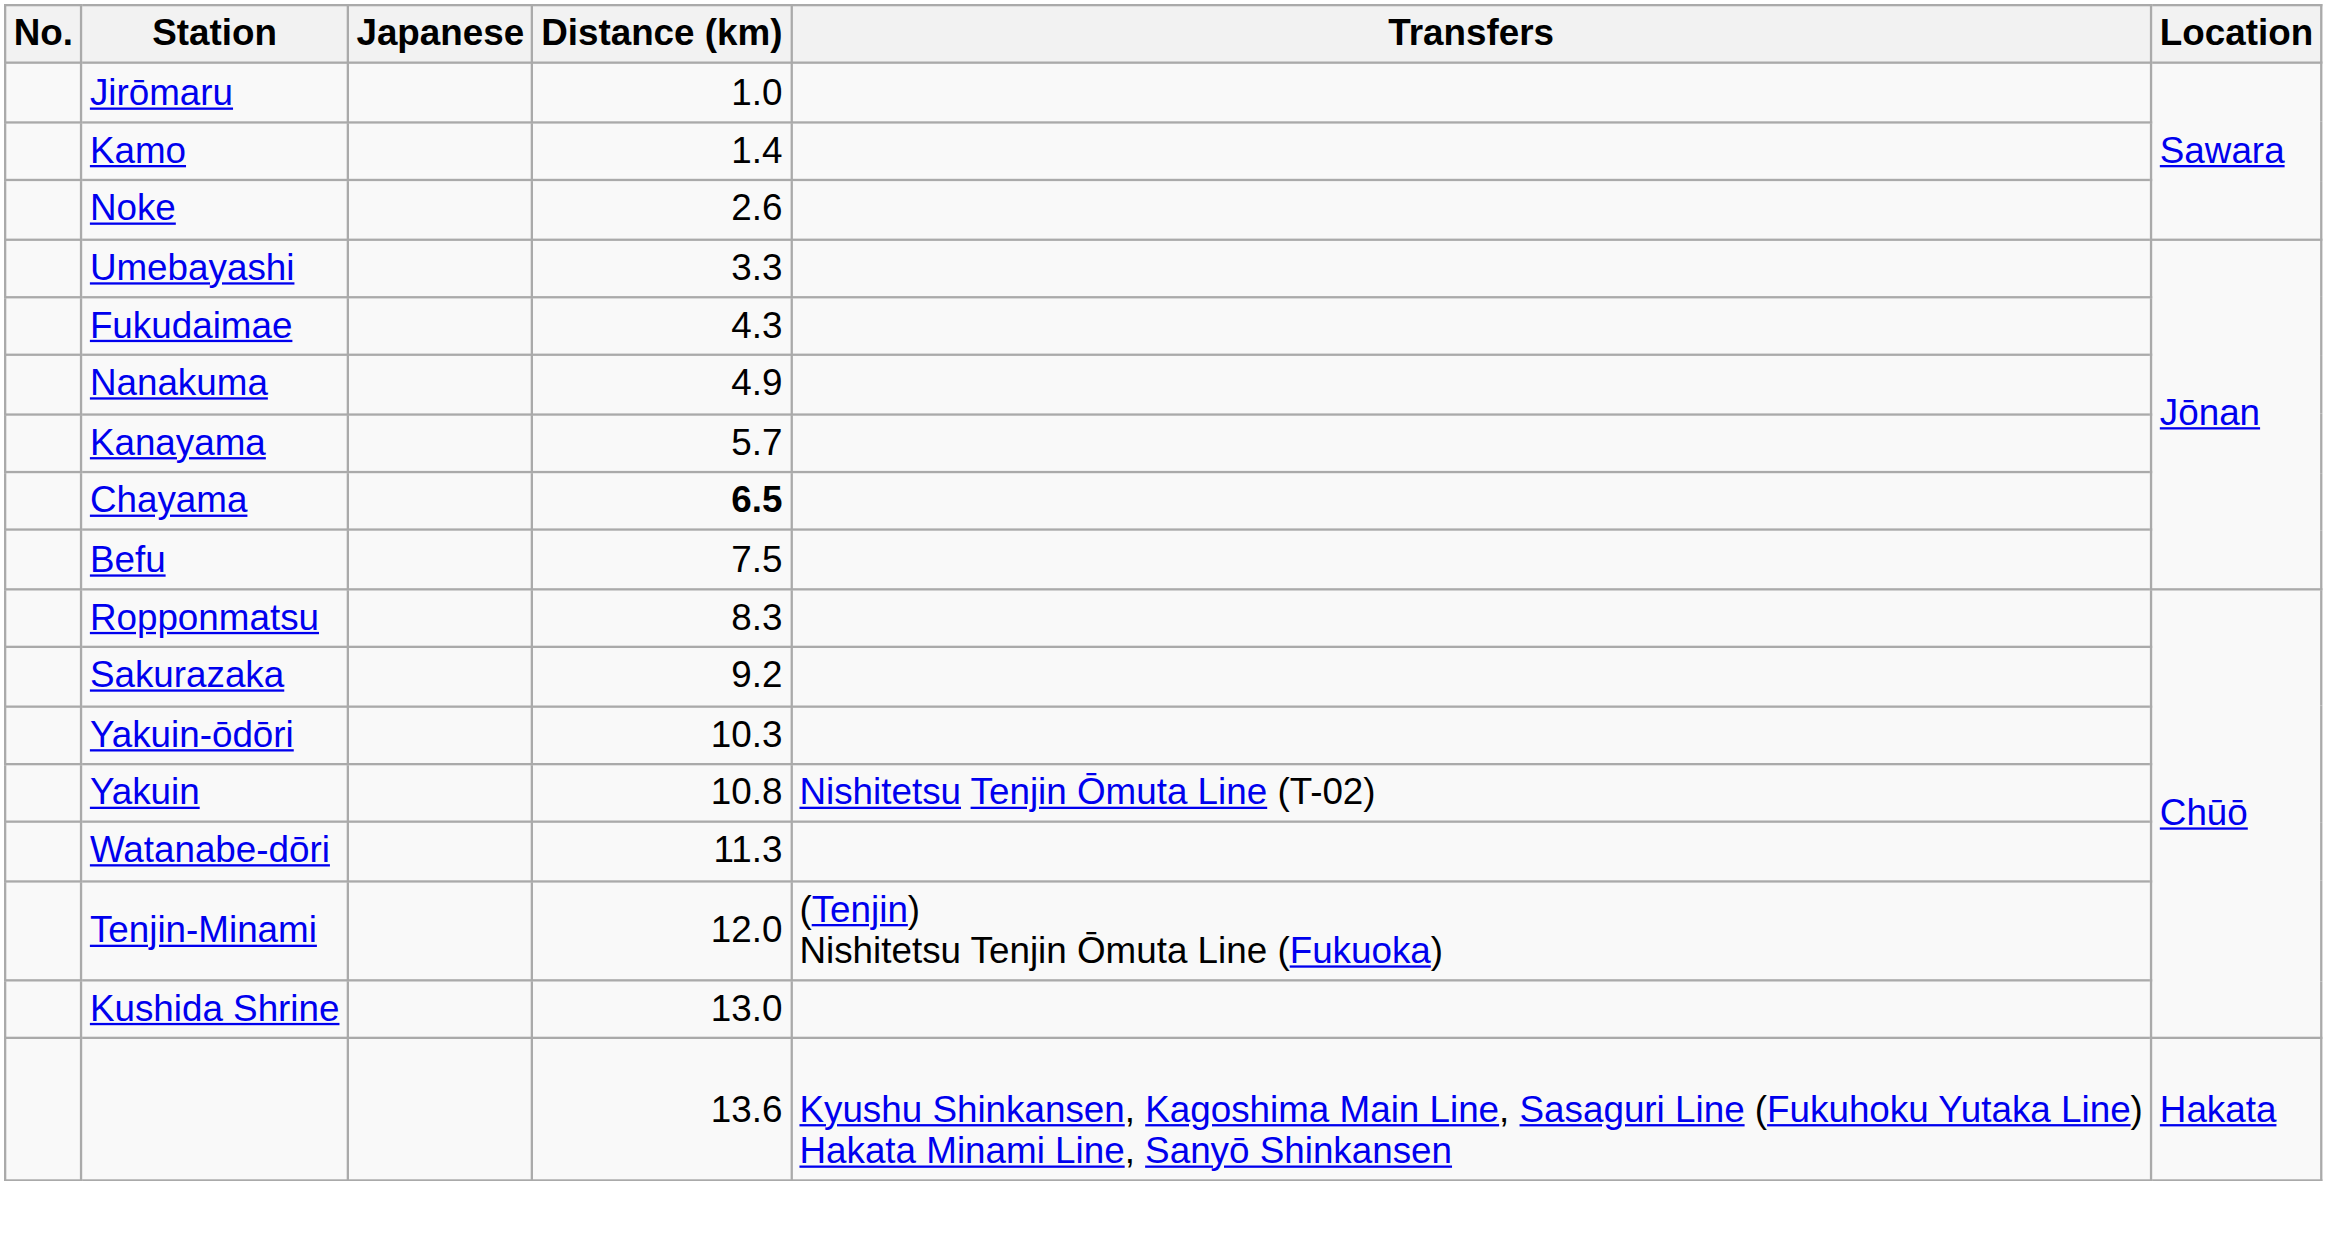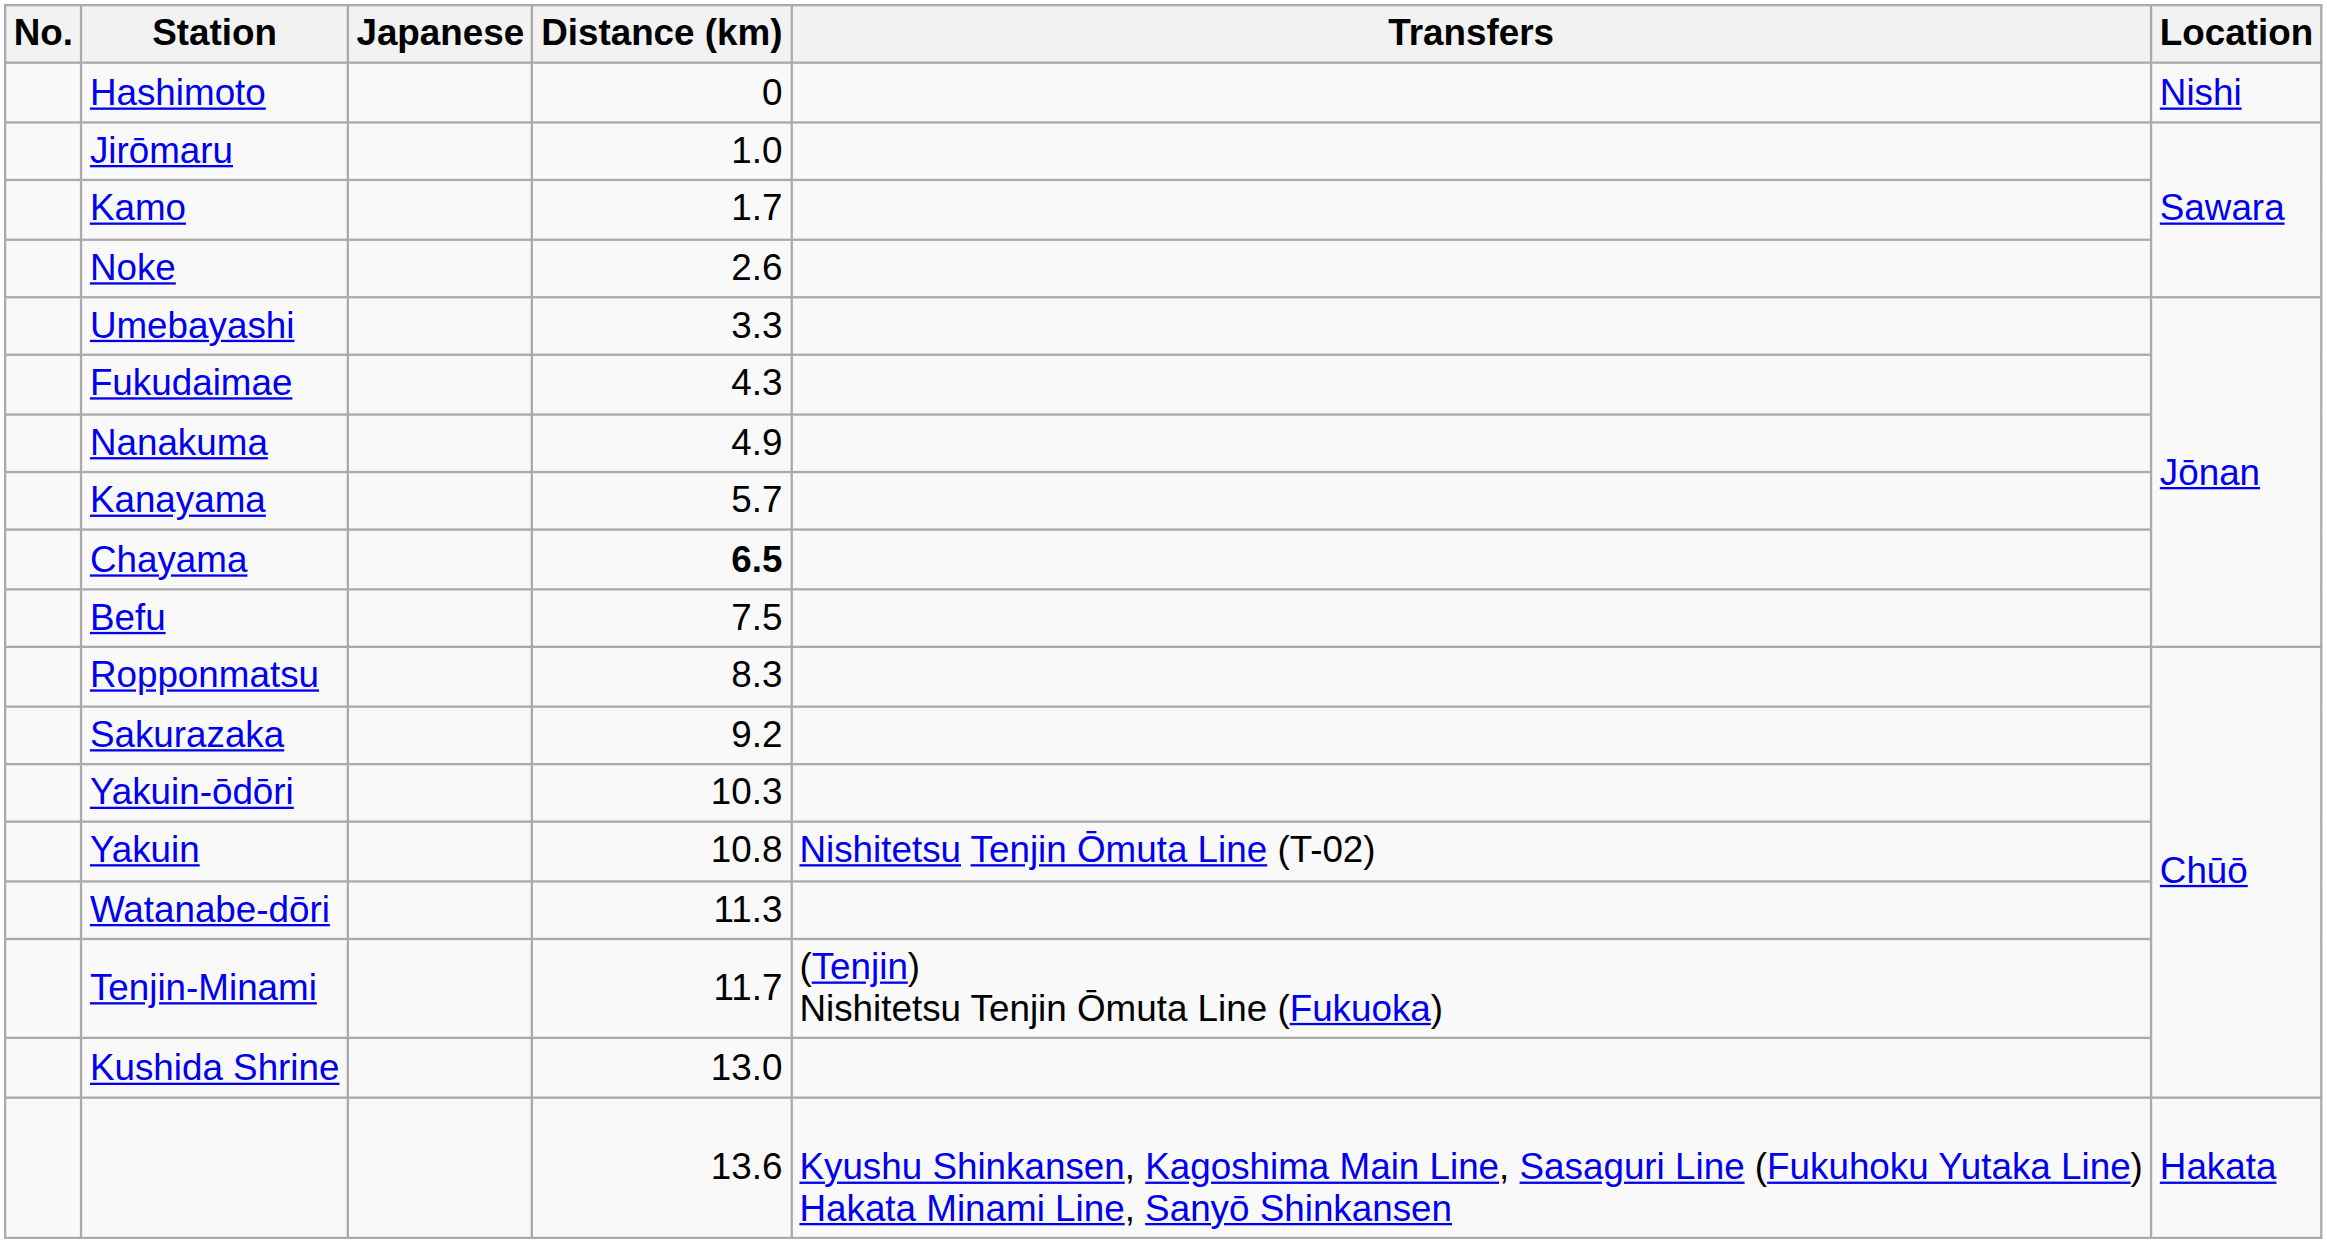+ row: (178, 92)
(757, 150) 1.4 -> (757, 208) 1.7
(747, 929) 12.0 -> (748, 988) 11.7
